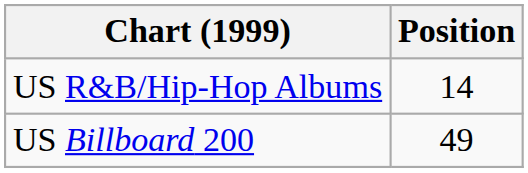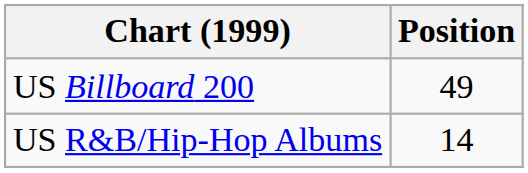rows swapped: (133, 139) <-> (198, 85)
